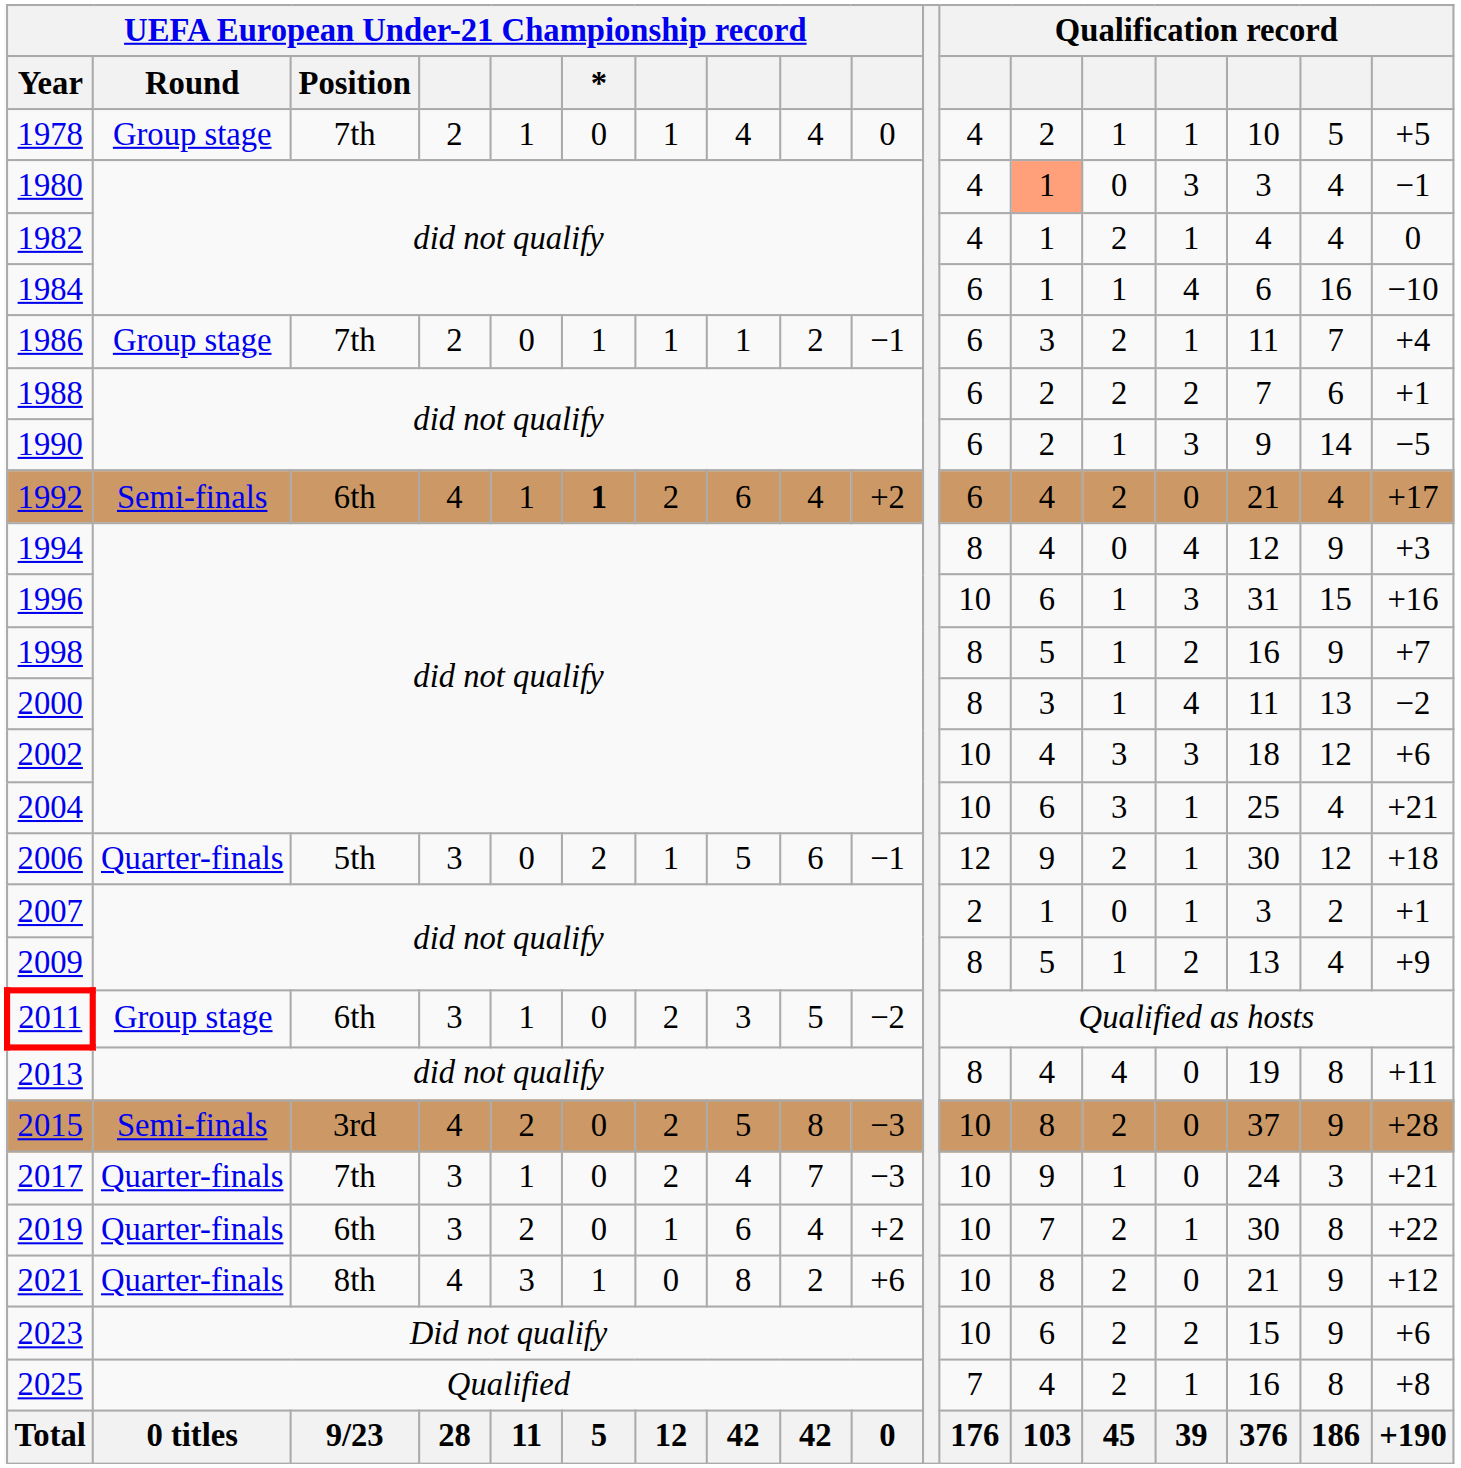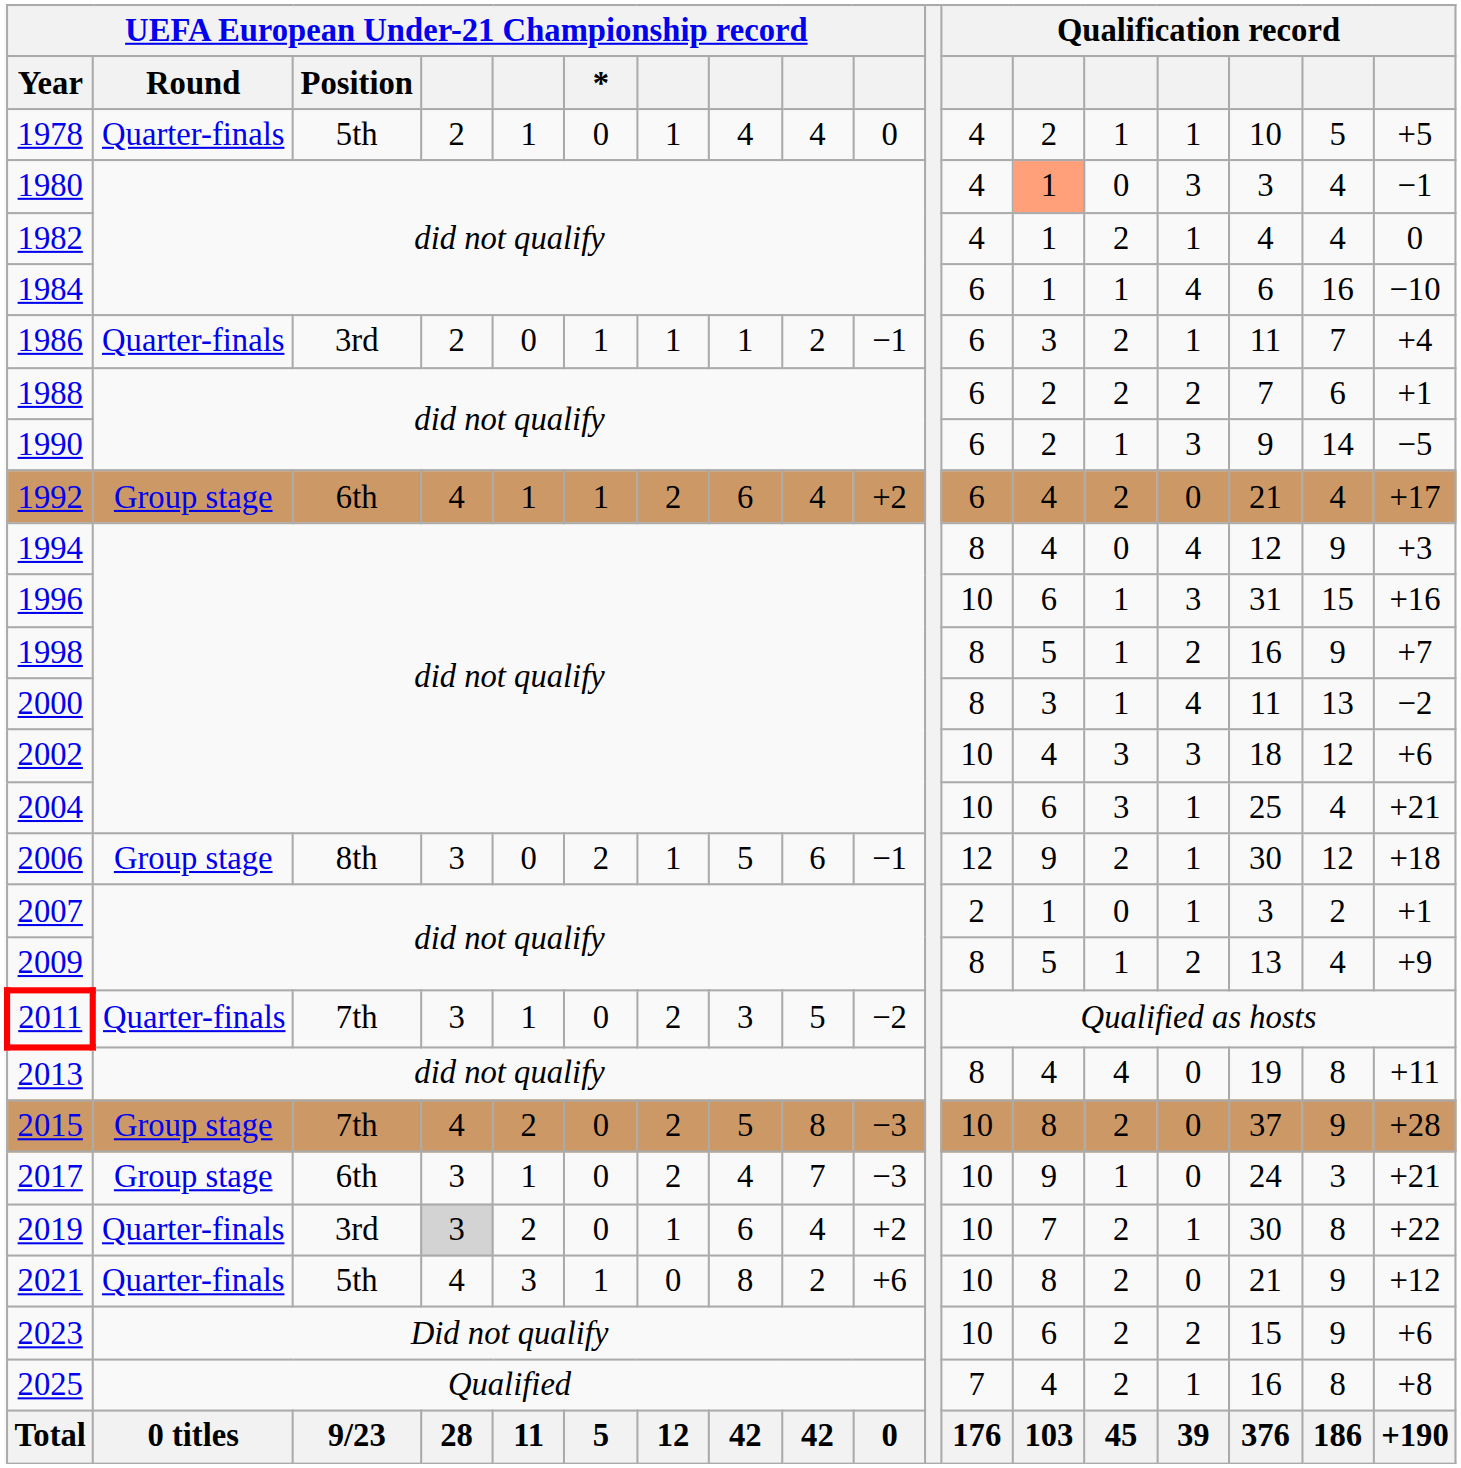(192, 133) Group stage -> (193, 133) Quarter-finals
(355, 133) 7th -> (357, 133) 5th
(192, 340) Group stage -> (193, 340) Quarter-finals
(355, 340) 7th -> (357, 340) 3rd
(192, 496) Semi-finals -> (193, 496) Group stage
(599, 496) bold -> (601, 496) normal
(192, 858) Quarter-finals -> (193, 858) Group stage
(355, 858) 5th -> (357, 858) 8th
(193, 1017) Group stage -> (194, 1017) Quarter-finals
(355, 1017) 6th -> (357, 1017) 7th
(192, 1125) Semi-finals -> (193, 1125) Group stage
(355, 1125) 3rd -> (357, 1125) 7th
(192, 1177) Quarter-finals -> (193, 1177) Group stage
(355, 1177) 7th -> (357, 1177) 6th
(355, 1229) 6th -> (357, 1229) 3rd
(455, 1229) no background -> (457, 1229) lightgrey background
(355, 1280) 8th -> (357, 1280) 5th
